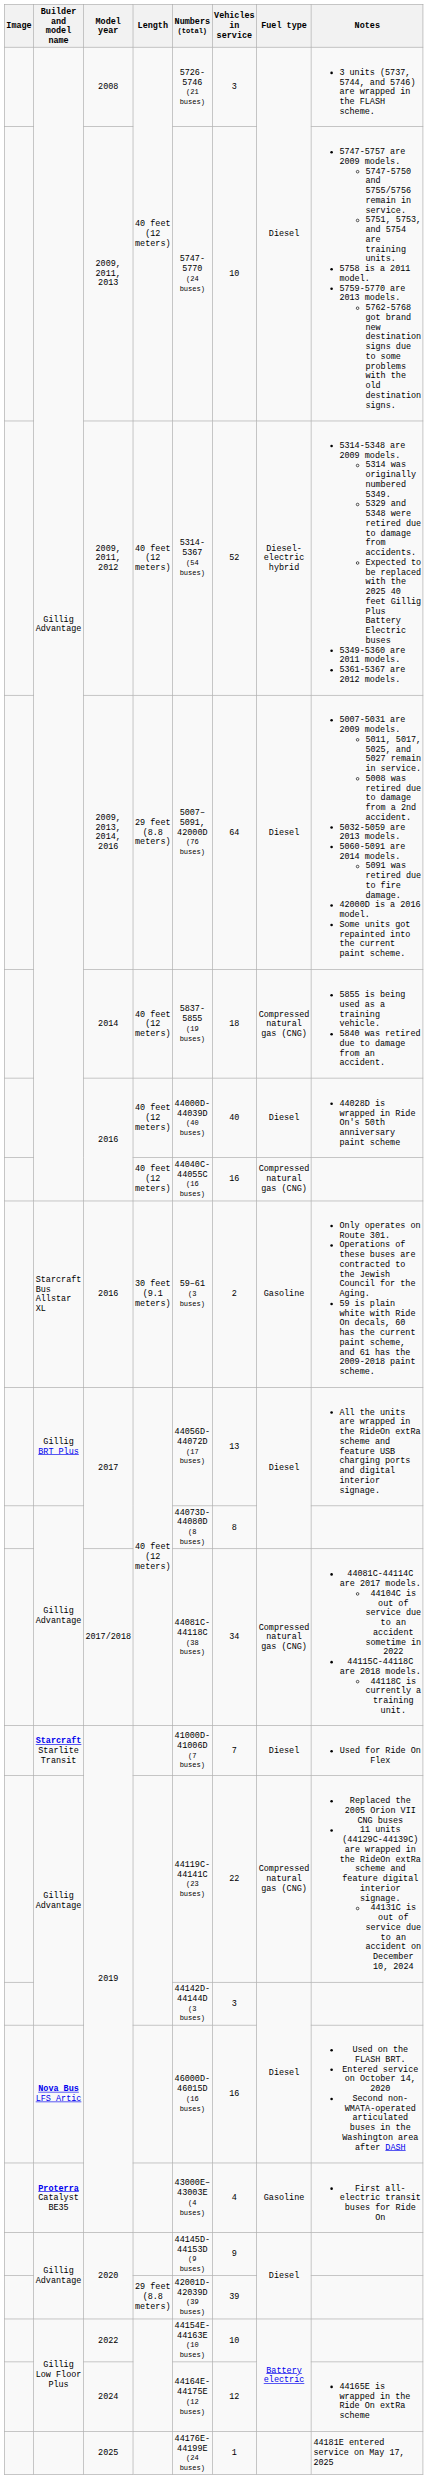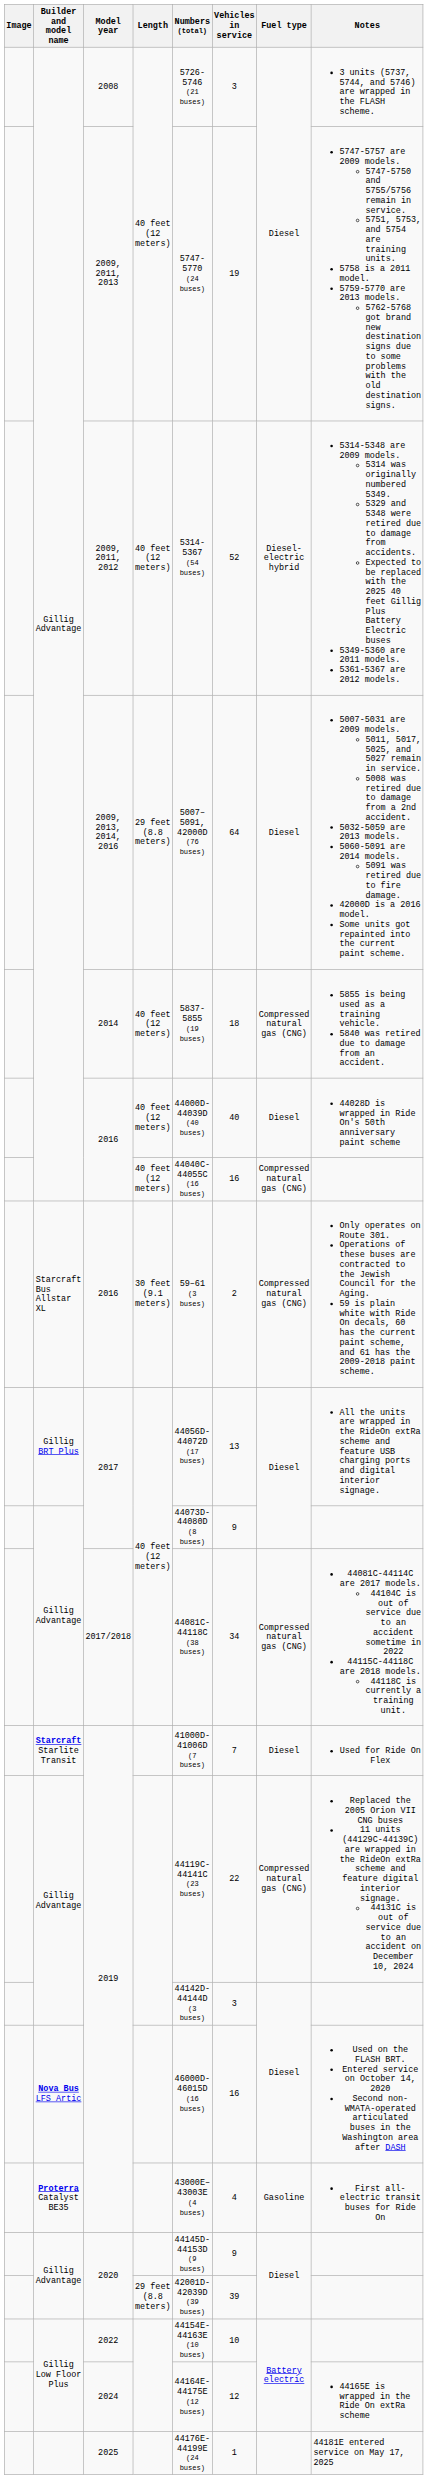(234, 274) 10 -> (234, 274) 19
(284, 1294) Gasoline -> (284, 1294) Compressed natural gas (CNG)
(234, 1527) 8 -> (234, 1527) 9
